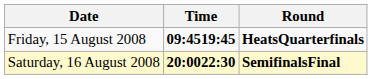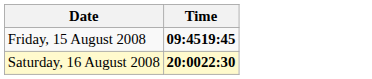- column: (303, 16)
